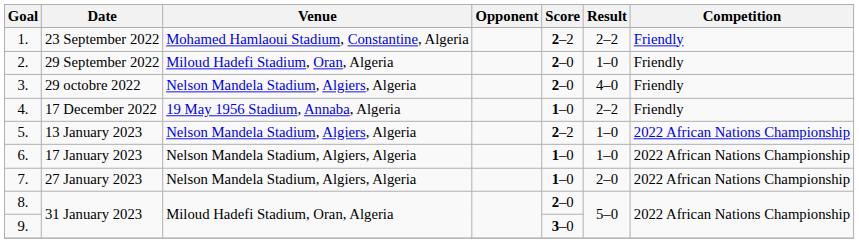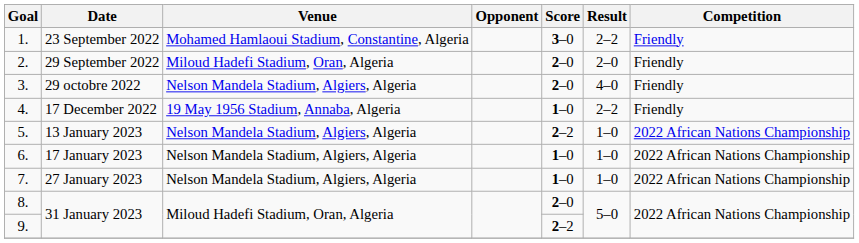(563, 39) 2–2 -> (563, 39) 3–0
(607, 62) 1–0 -> (607, 62) 2–0
(607, 179) 2–0 -> (607, 179) 1–0
(563, 226) 3–0 -> (563, 226) 2–2
